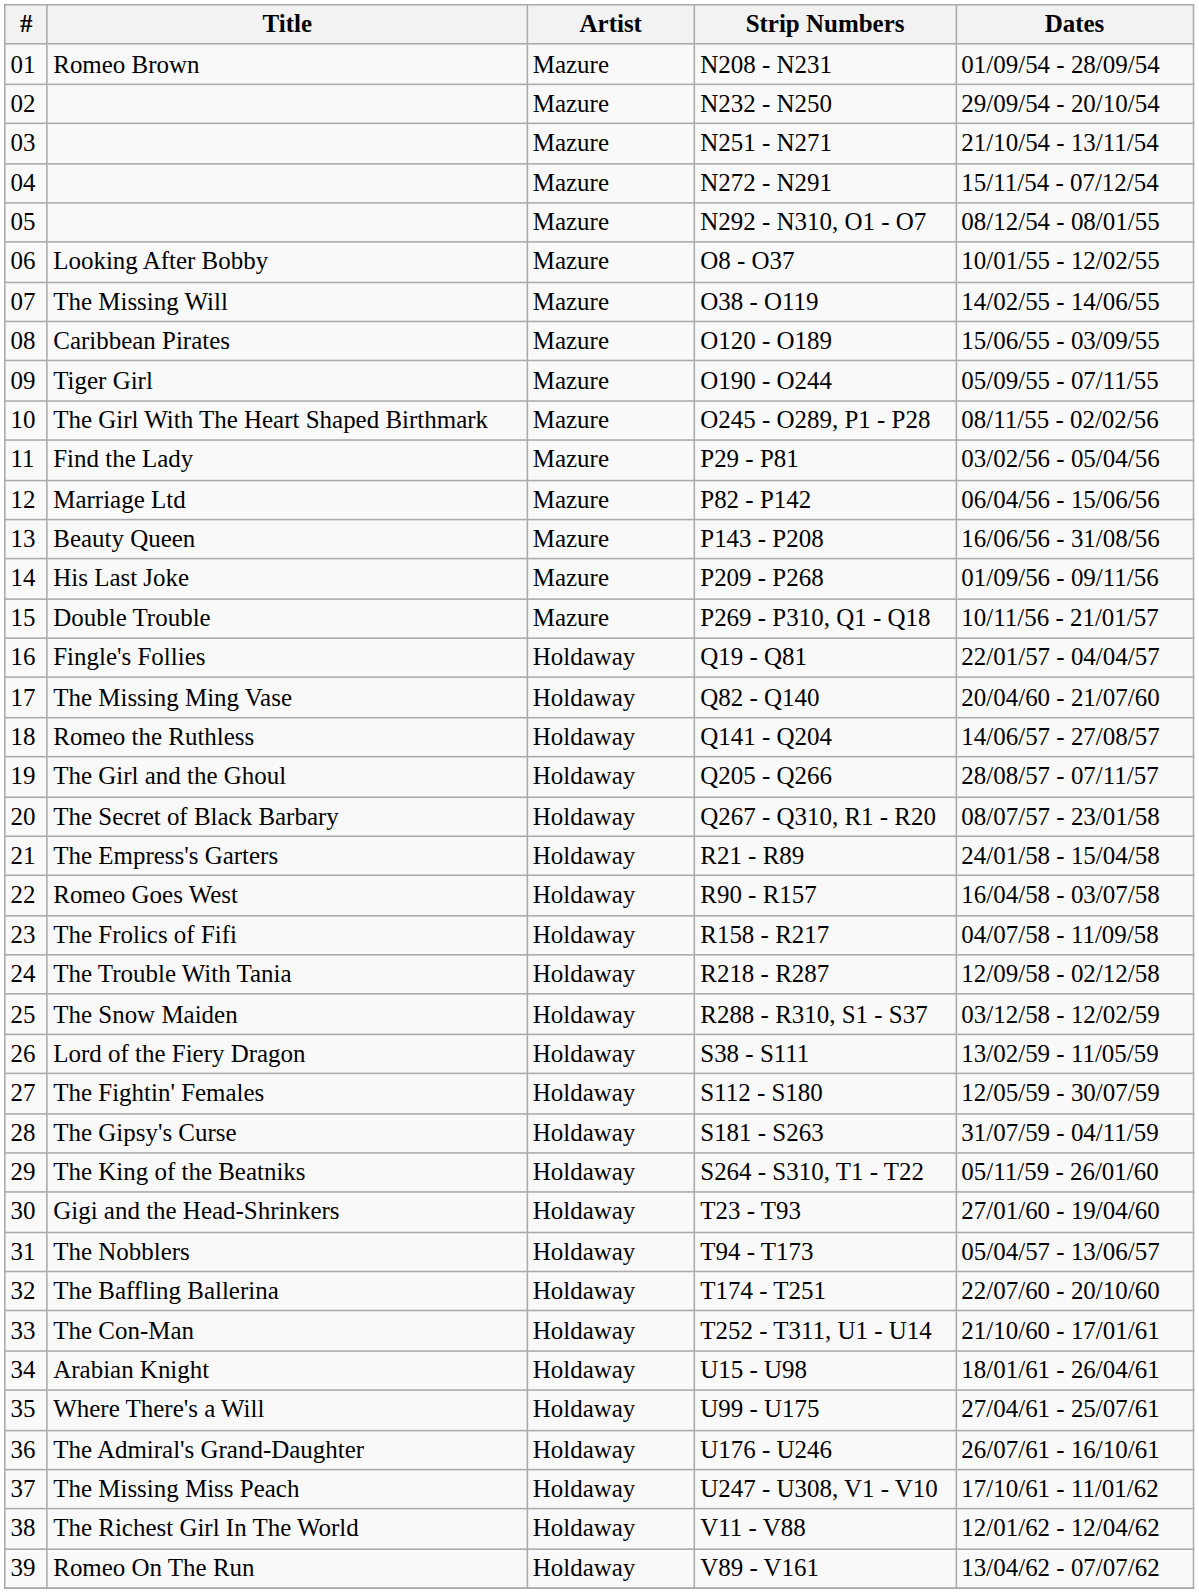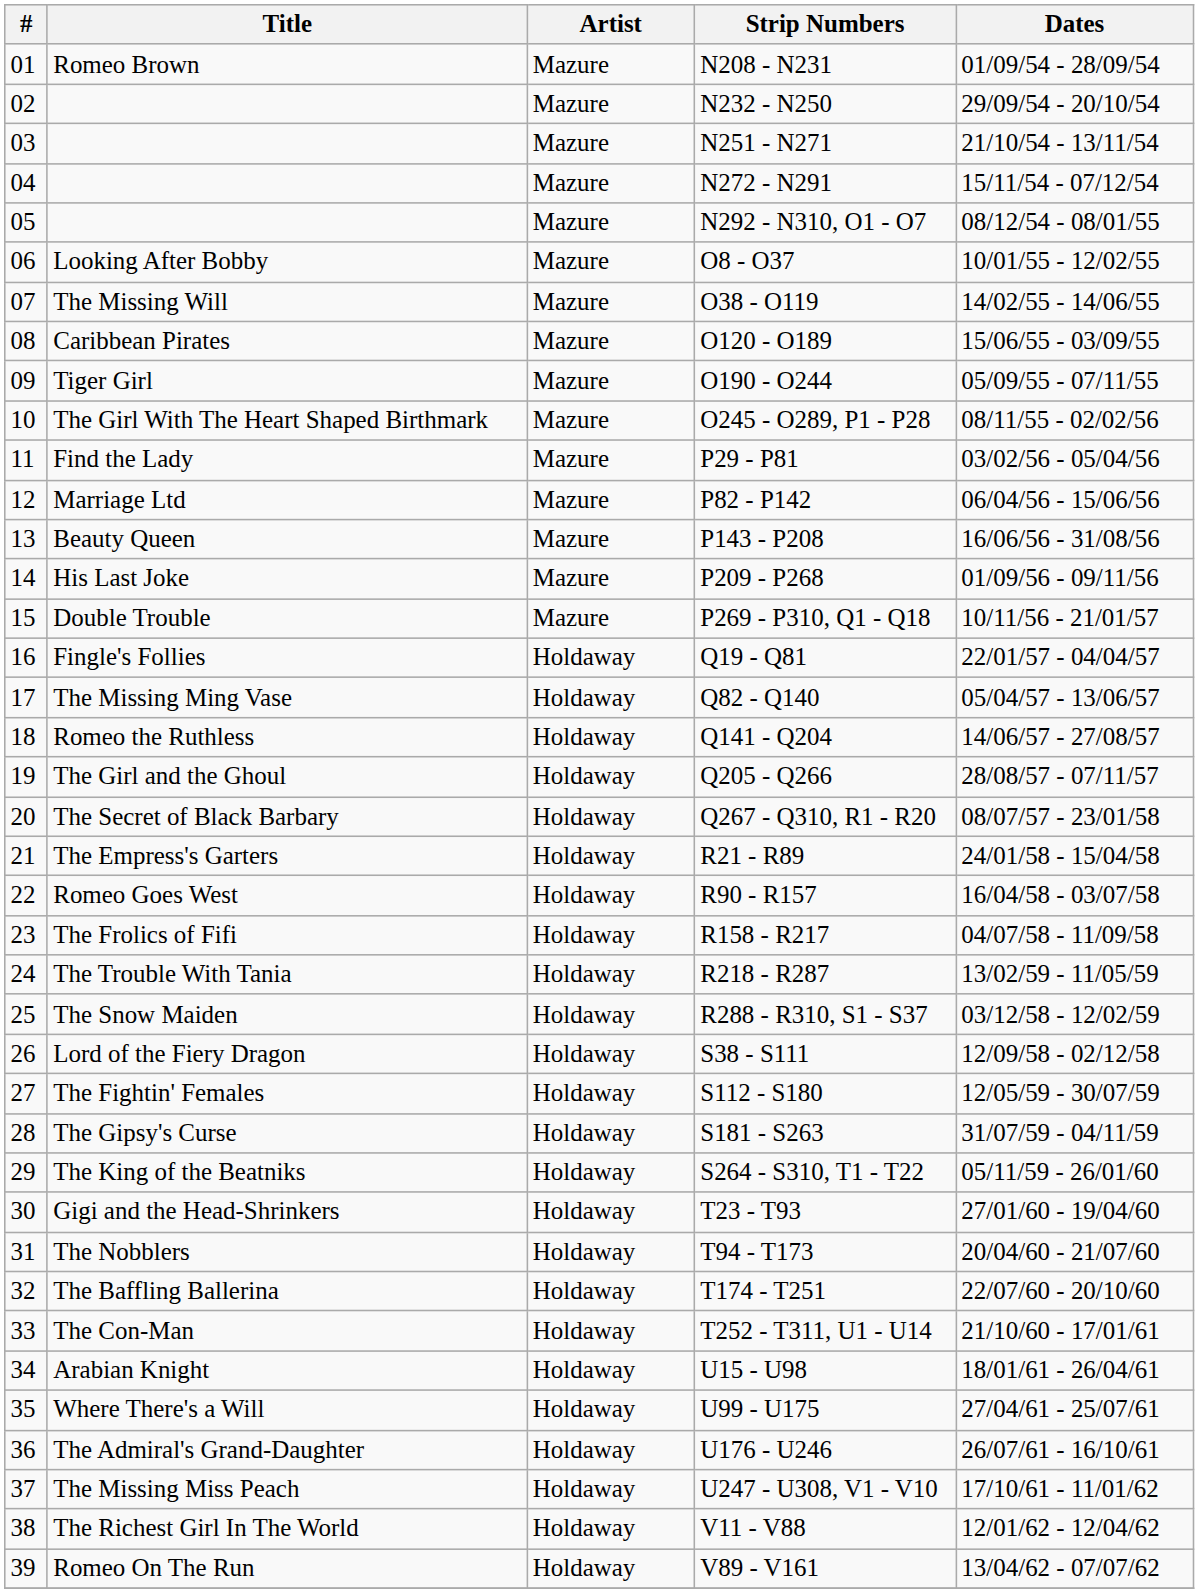(1060, 697) 20/04/60 - 21/07/60 -> (1060, 697) 05/04/57 - 13/06/57
(1060, 974) 12/09/58 - 02/12/58 -> (1060, 974) 13/02/59 - 11/05/59
(1060, 1053) 13/02/59 - 11/05/59 -> (1060, 1053) 12/09/58 - 02/12/58
(1060, 1251) 05/04/57 - 13/06/57 -> (1060, 1251) 20/04/60 - 21/07/60
